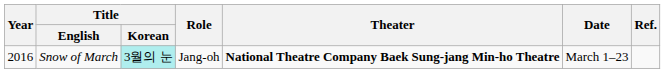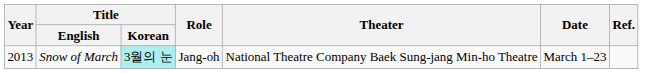(20, 57) 2016 -> (20, 57) 2013
(393, 57) bold -> (382, 57) normal
